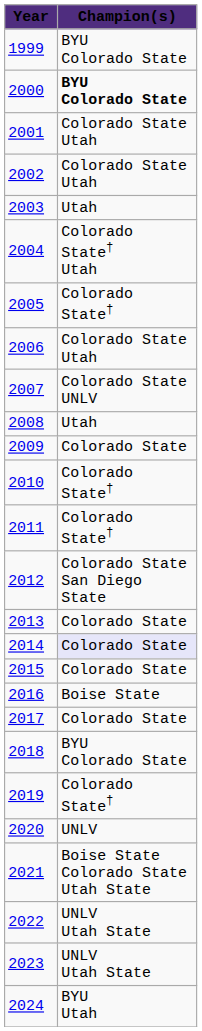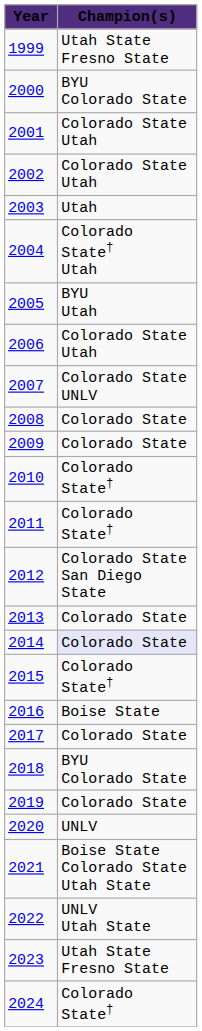(124, 50) BYU Colorado State -> (115, 50) Utah State Fresno State
(124, 91) bold -> (124, 91) normal
(97, 305) Colorado State† -> (79, 303) BYU Utah
(79, 423) Utah -> (124, 419) Colorado State
(124, 671) Colorado State -> (97, 677) Colorado State†
(97, 796) Colorado State† -> (124, 802) Colorado State
(106, 964) UNLV Utah State -> (115, 960) Utah State Fresno State
(79, 1006) BYU Utah -> (97, 1004) Colorado State†
